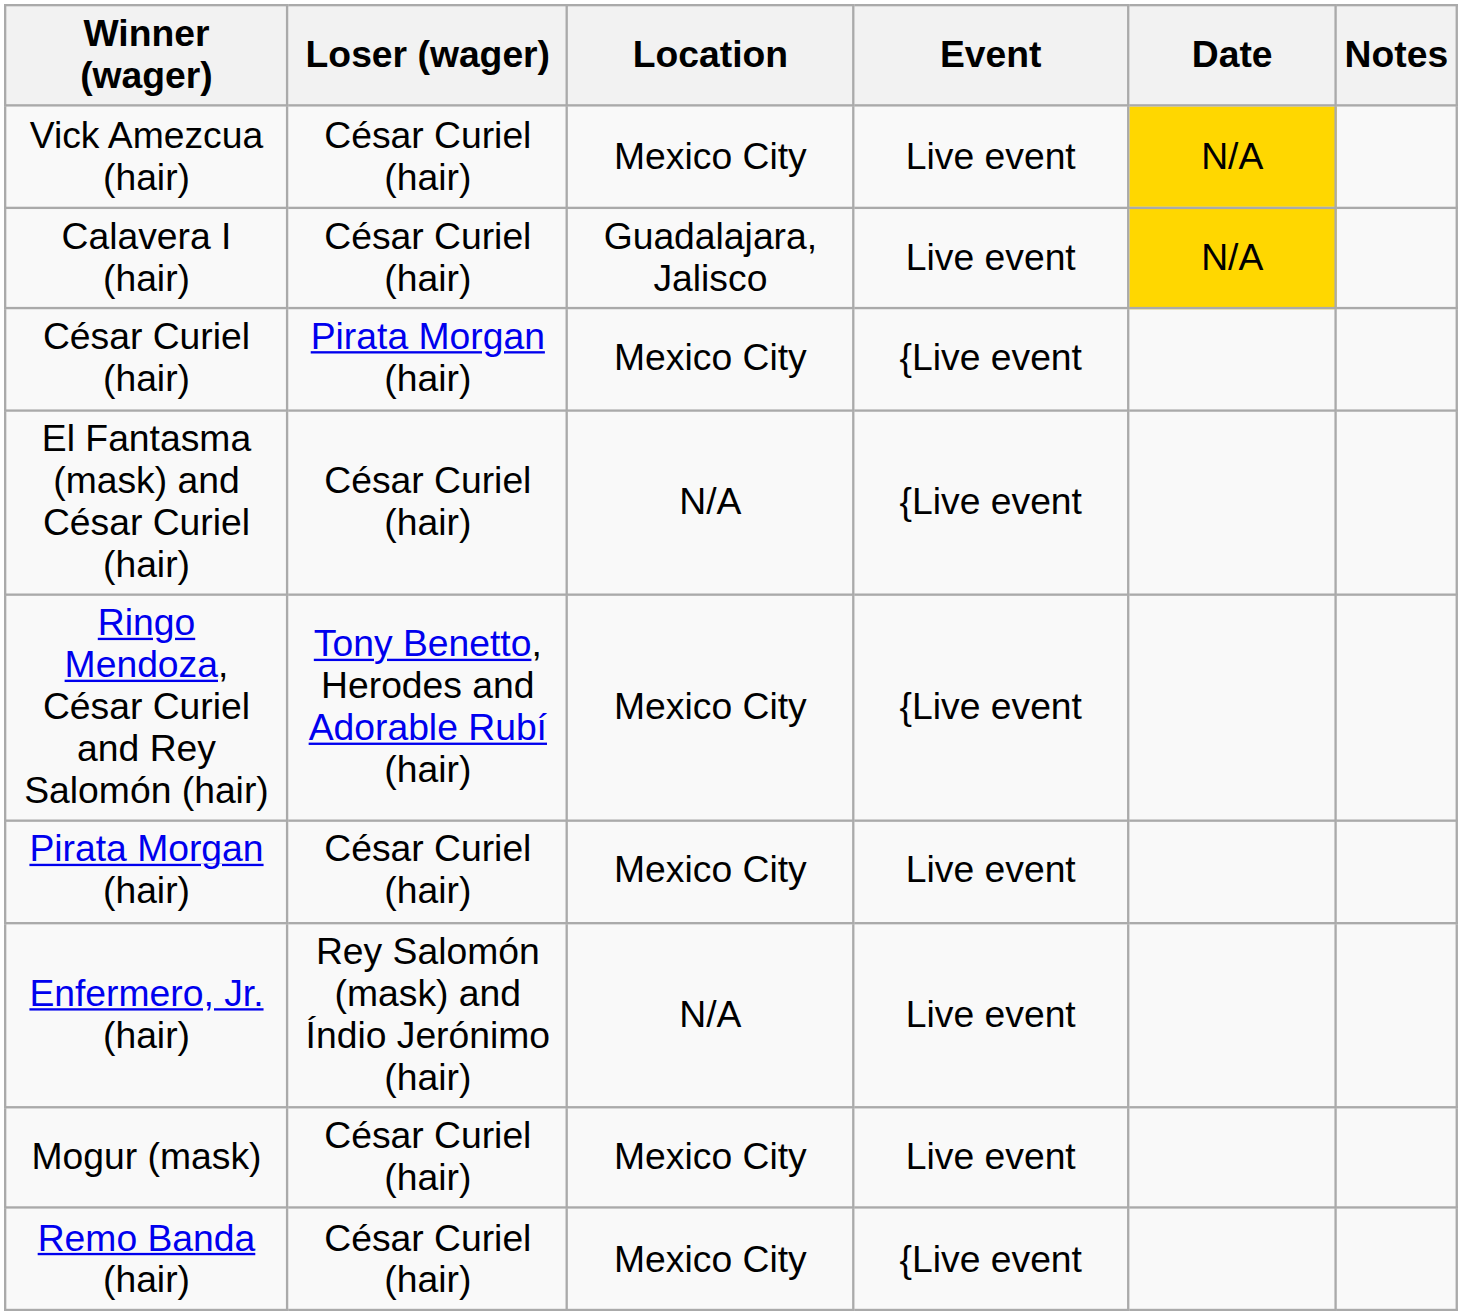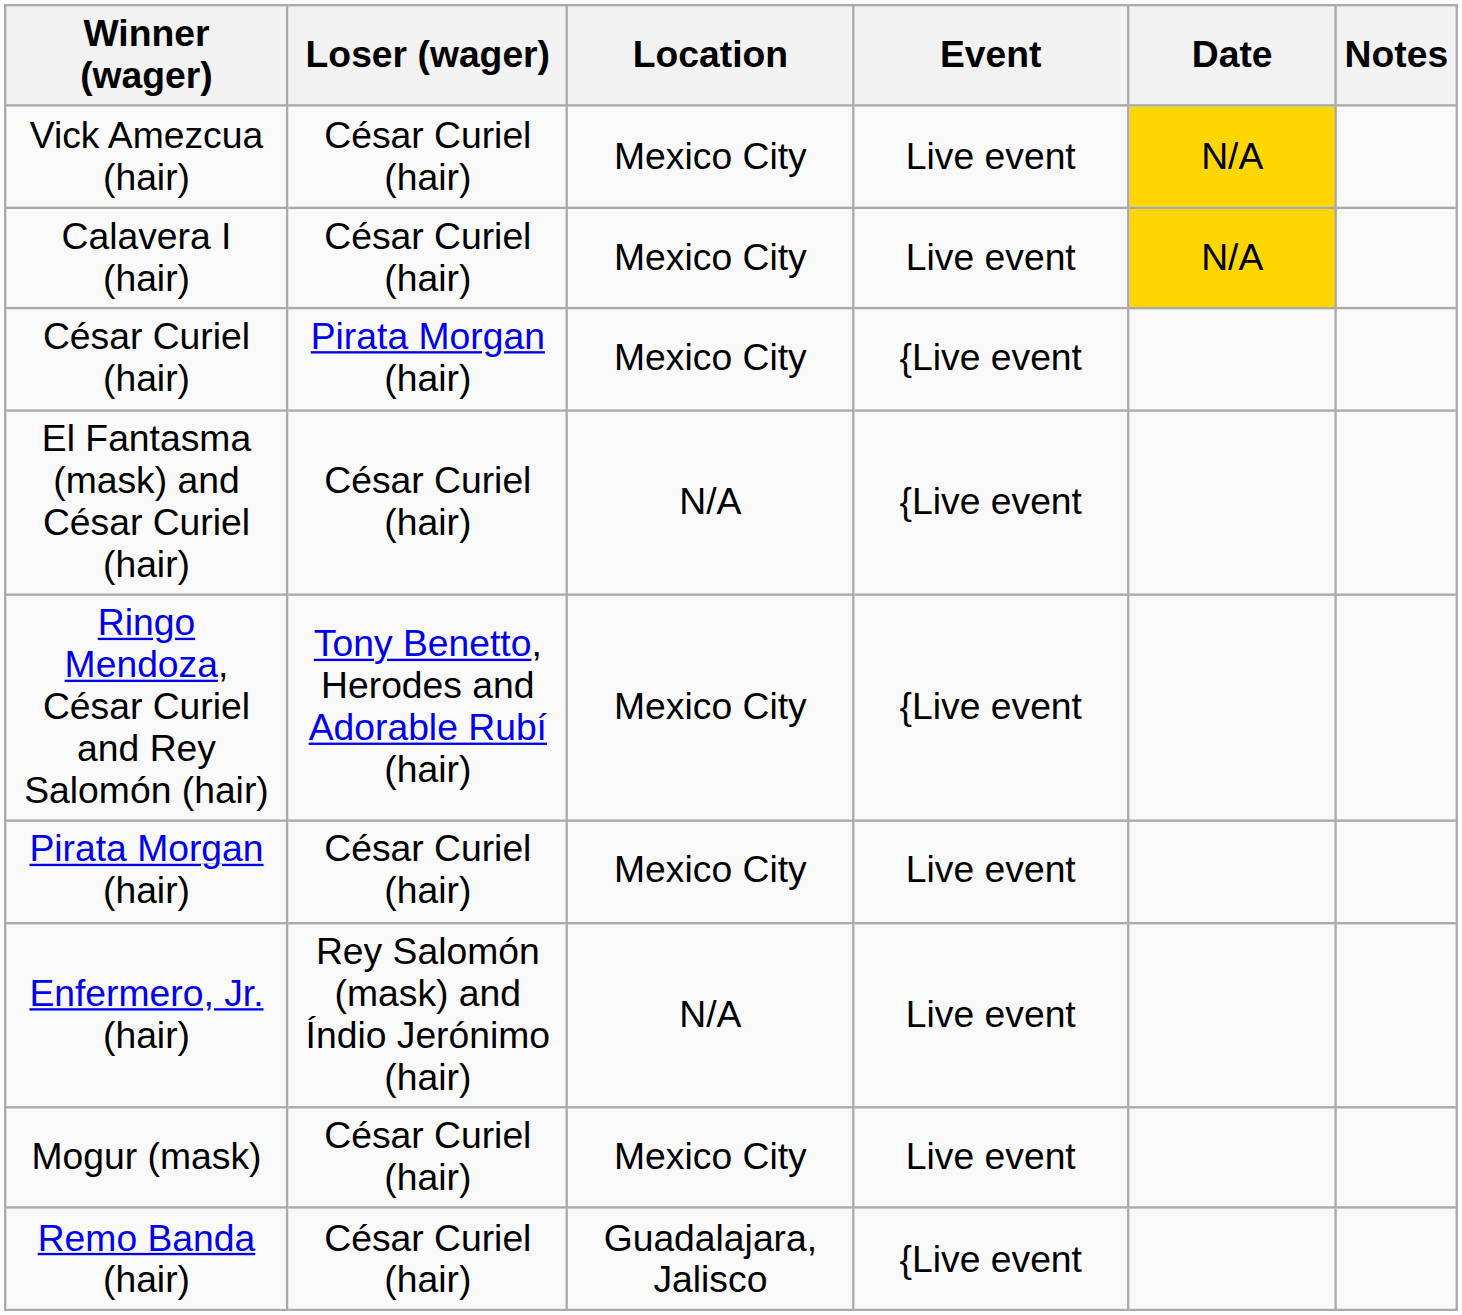(710, 257) Guadalajara, Jalisco -> (710, 257) Mexico City
(710, 1258) Mexico City -> (710, 1258) Guadalajara, Jalisco
